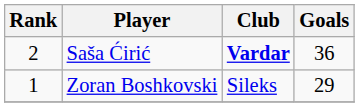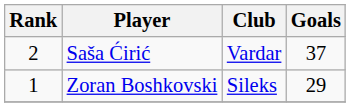(258, 53) bold -> (254, 53) normal
(324, 53) 36 -> (316, 53) 37
